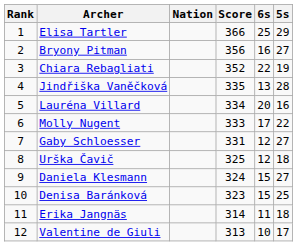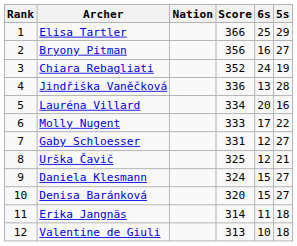(264, 68) 22 -> (264, 68) 24
(235, 86) 335 -> (235, 86) 336
(283, 159) 18 -> (283, 159) 21
(235, 196) 323 -> (235, 196) 320
(283, 196) 25 -> (283, 196) 27
(283, 232) 17 -> (283, 232) 18
